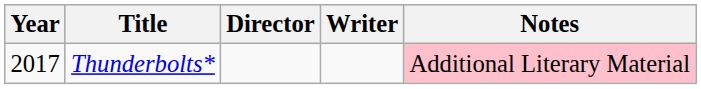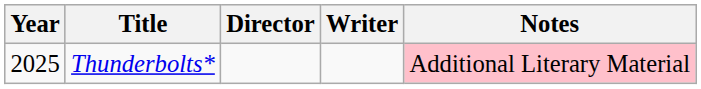(35, 63) 2017 -> (35, 63) 2025
